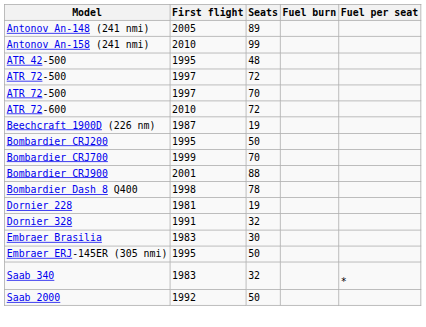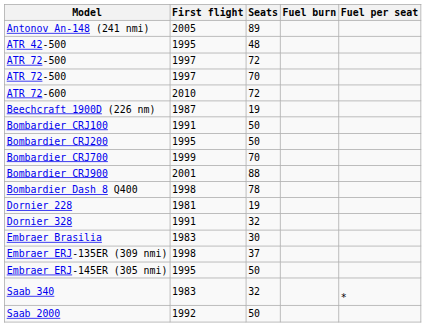- row: (78, 45)
+ row: (57, 125)
+ row: (87, 254)
